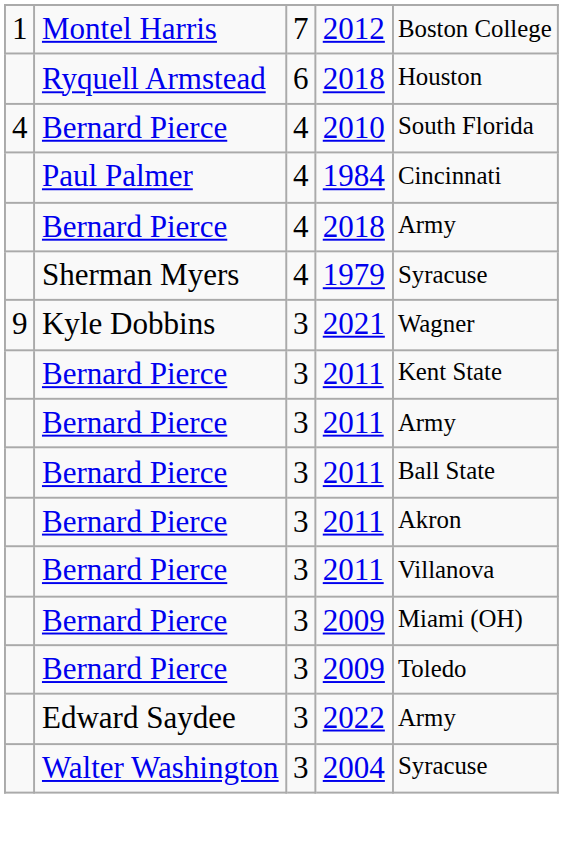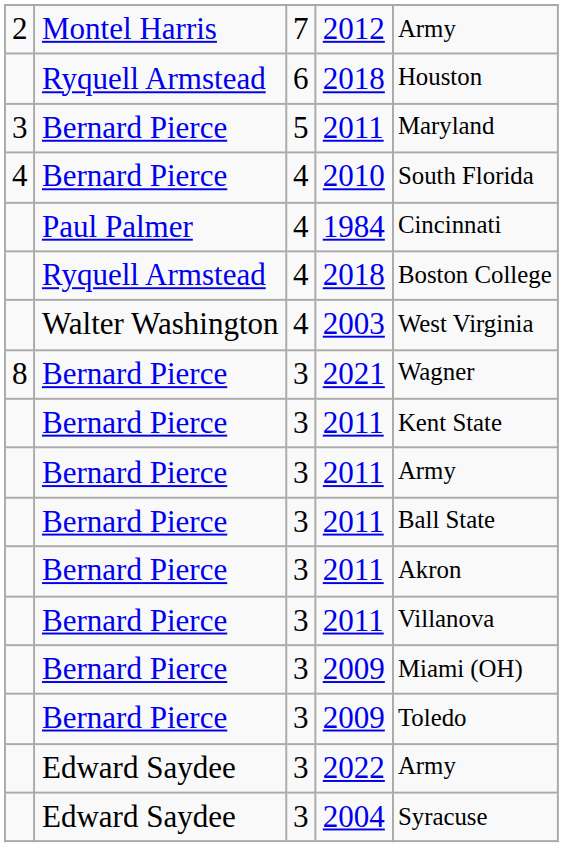(20, 29) 1 -> (20, 29) 2
(475, 29) Boston College -> (427, 29) Army
+ row: (301, 127)
(135, 226) Bernard Pierce -> (154, 275) Ryquell Armstead
(427, 226) Army -> (475, 275) Boston College
+ row: (301, 324)
- row: (301, 275)
(20, 324) 9 -> (20, 373) 8
(129, 324) Kyle Dobbins -> (135, 373) Bernard Pierce
(160, 767) Walter Washington -> (139, 816) Edward Saydee
